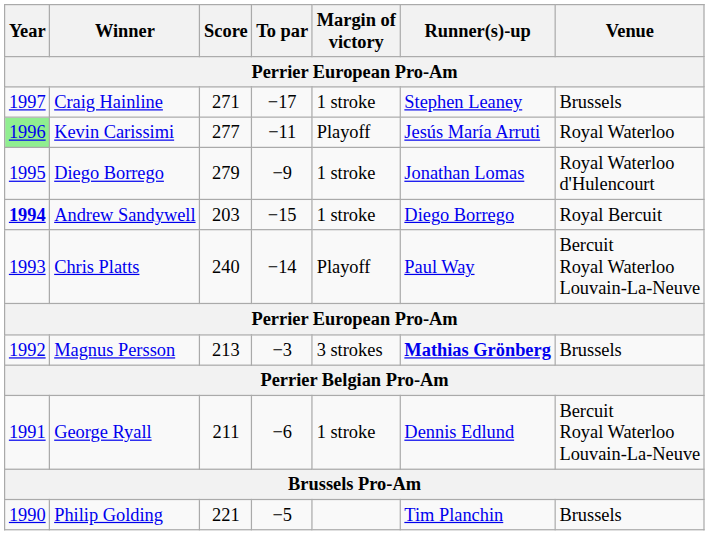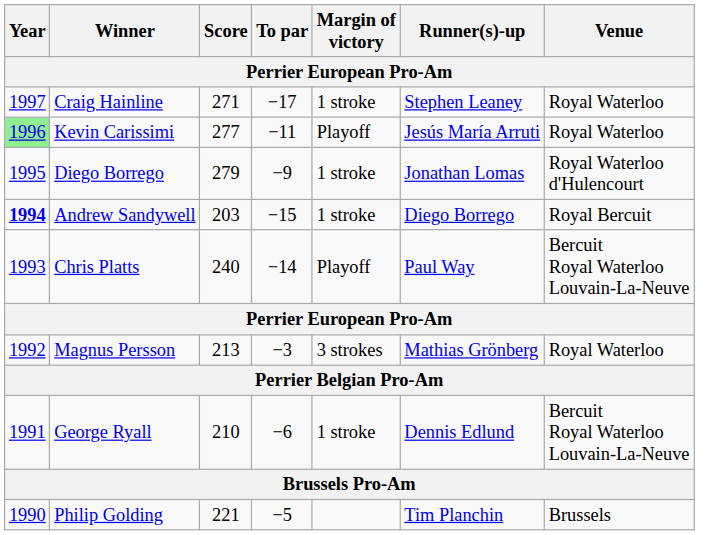(591, 102) Brussels -> (606, 102) Royal Waterloo
(478, 349) bold -> (471, 349) normal
(591, 349) Brussels -> (606, 349) Royal Waterloo
(226, 432) 211 -> (226, 432) 210
